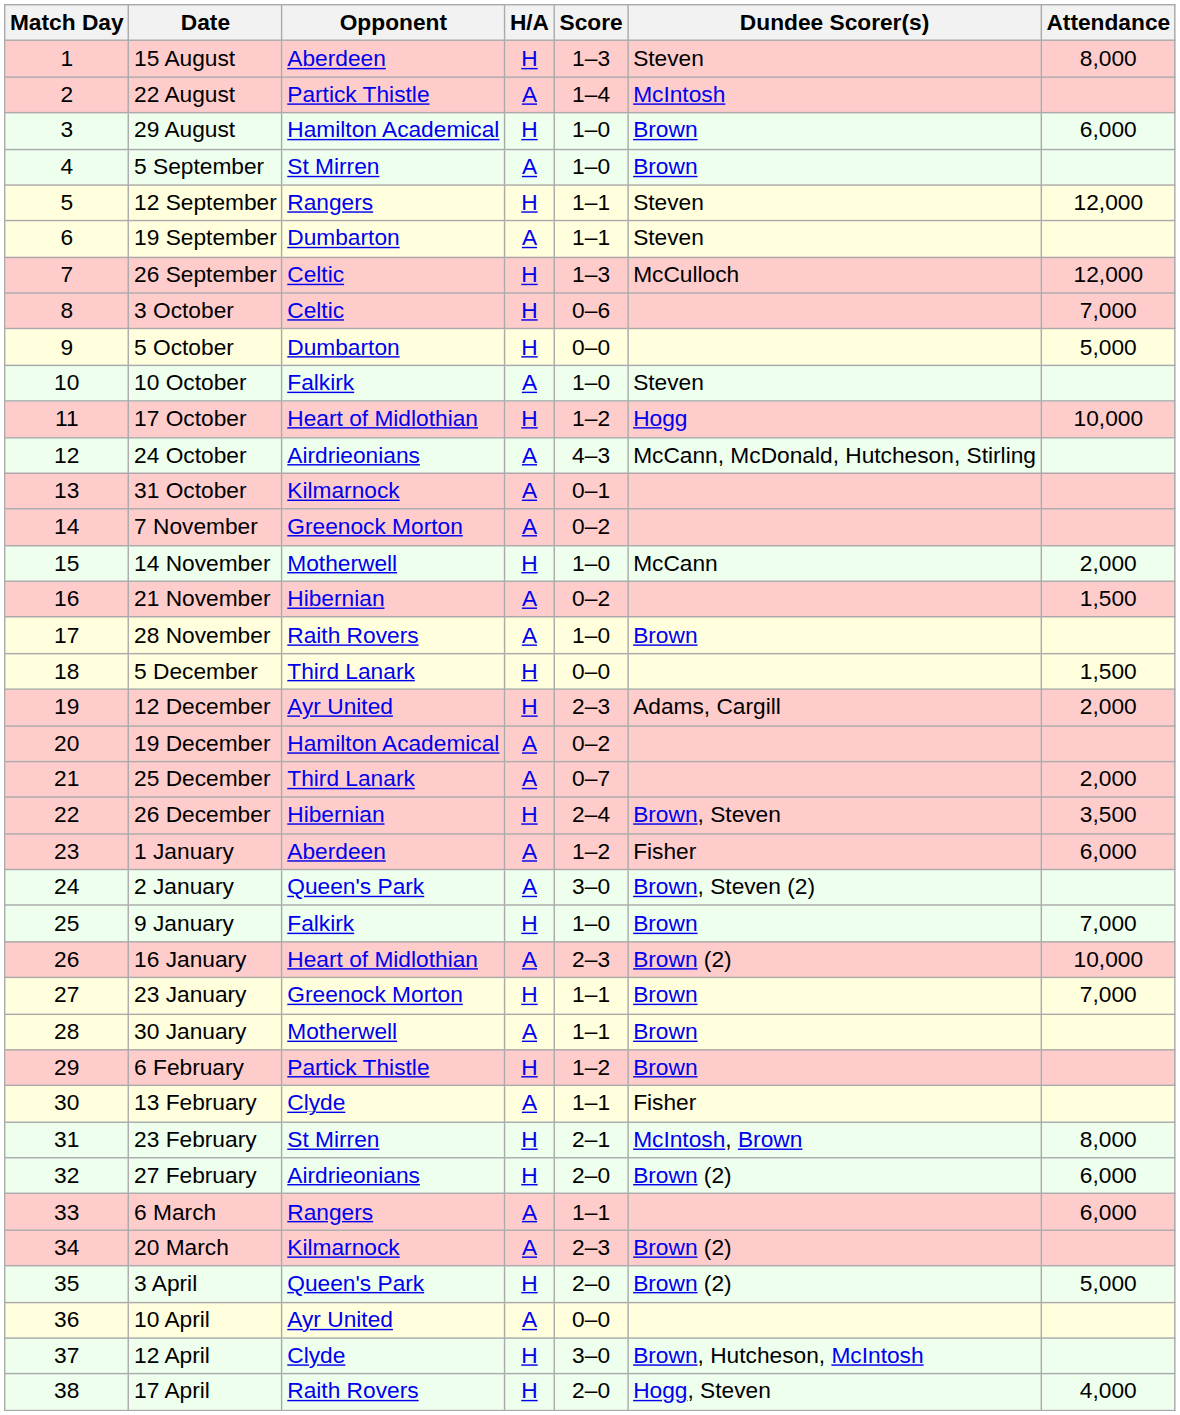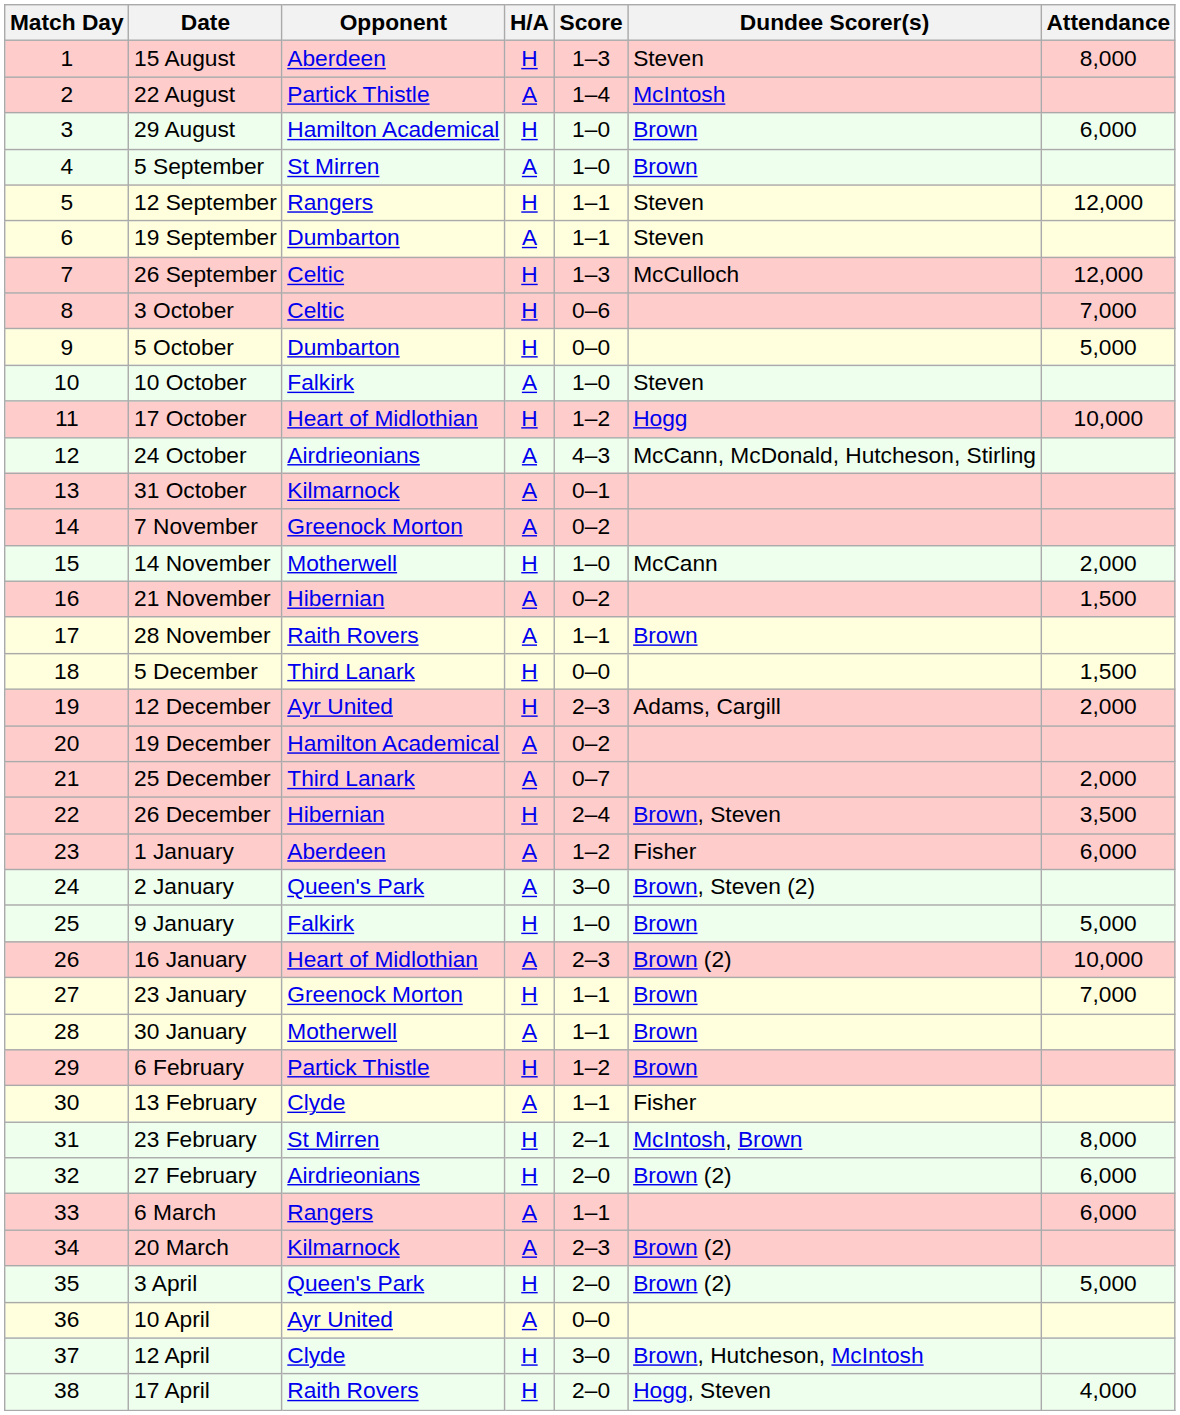(591, 635) 1–0 -> (591, 635) 1–1
(1108, 923) 7,000 -> (1108, 923) 5,000
